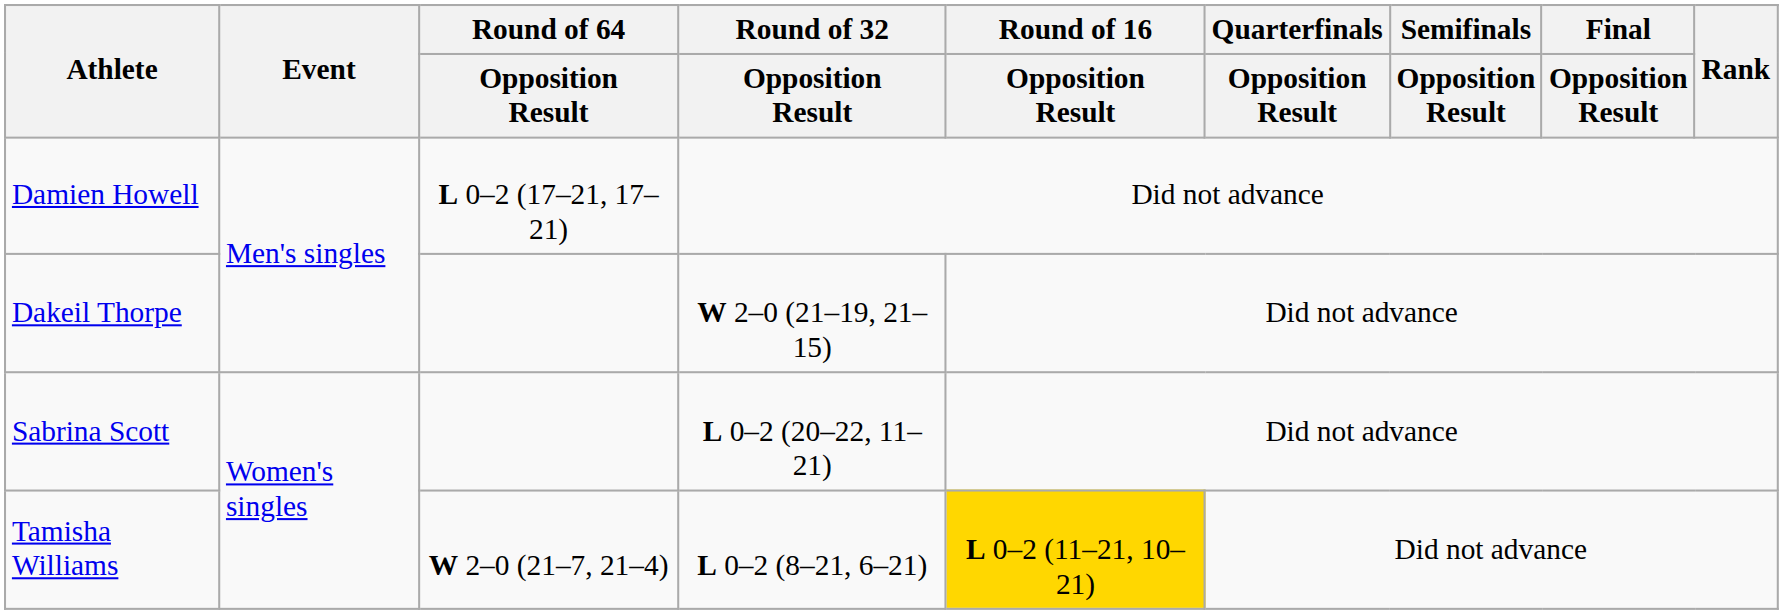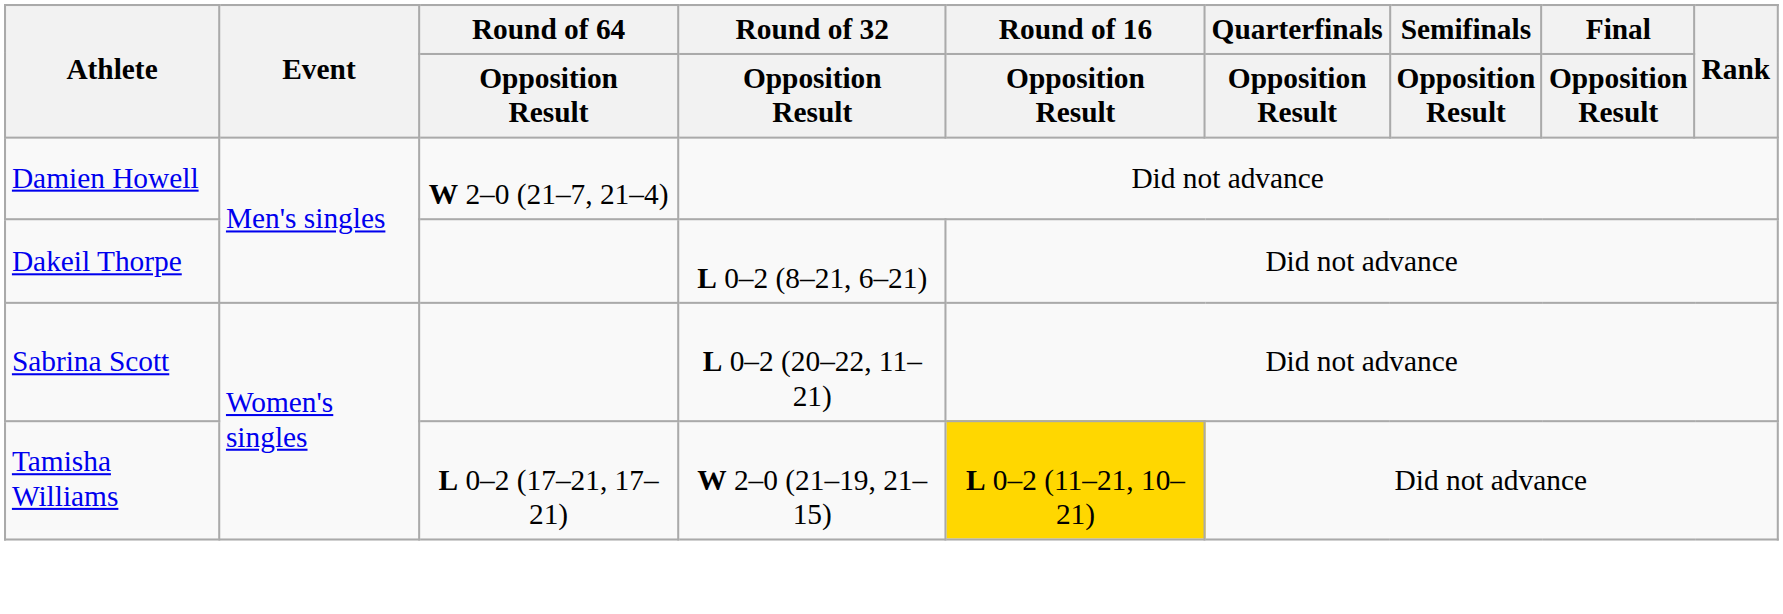(549, 212) L 0–2 (17–21, 17–21) -> (549, 195) W 2–0 (21–7, 21–4)
(812, 330) W 2–0 (21–19, 21–15) -> (812, 278) L 0–2 (8–21, 6–21)
(549, 566) W 2–0 (21–7, 21–4) -> (549, 496) L 0–2 (17–21, 17–21)
(812, 566) L 0–2 (8–21, 6–21) -> (812, 496) W 2–0 (21–19, 21–15)
